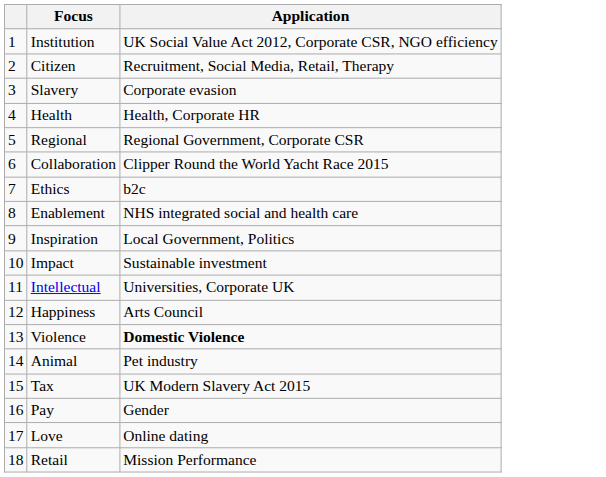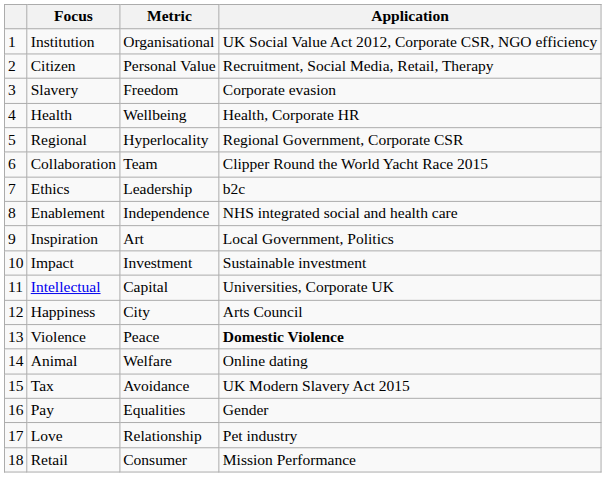+ column: (169, 16)
(161, 361) Pet industry -> (265, 361) Online dating
(166, 435) Online dating -> (260, 435) Pet industry
